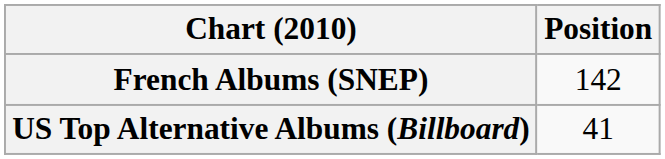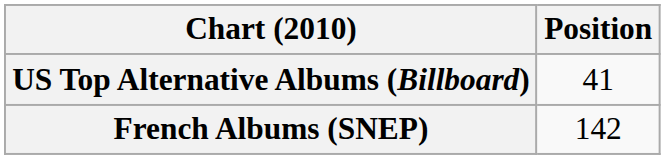rows swapped: (271, 79) <-> (271, 128)
